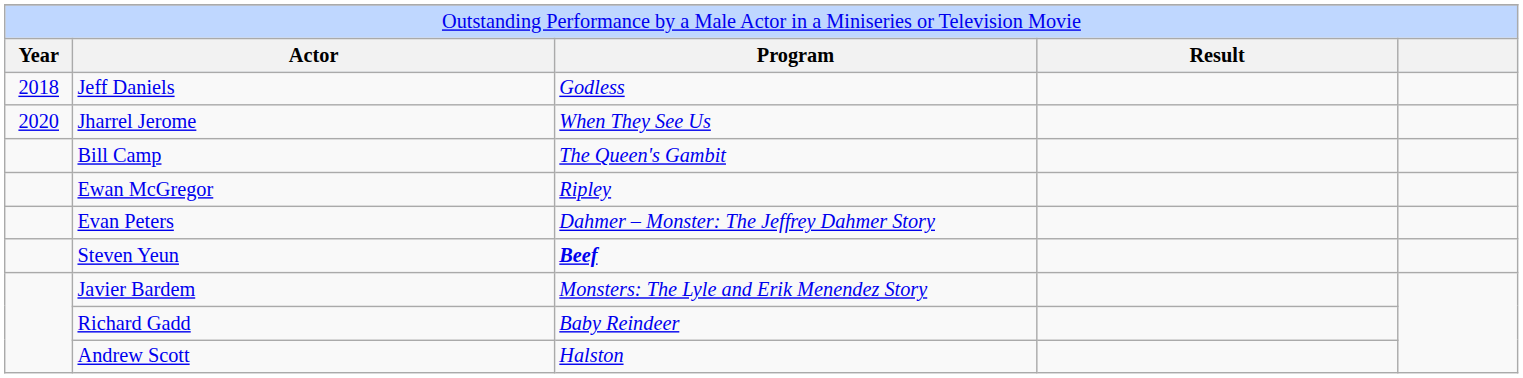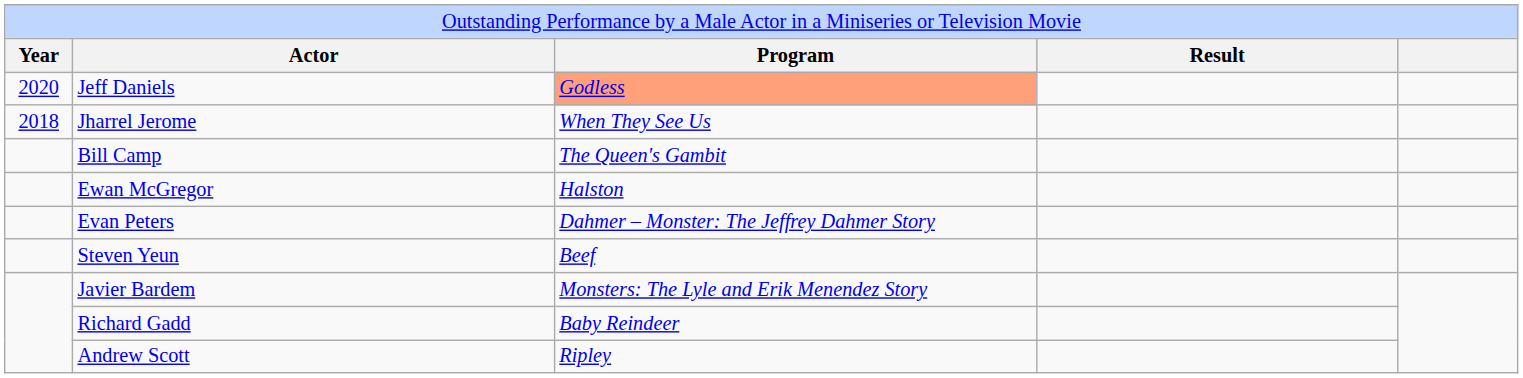(39, 88) 2018 -> (39, 88) 2020
(592, 88) no background -> (592, 88) lightsalmon background
(39, 122) 2020 -> (39, 122) 2018
(585, 189) Ripley -> (591, 189) Halston
(578, 256) bold -> (577, 256) normal
(591, 356) Halston -> (585, 356) Ripley
